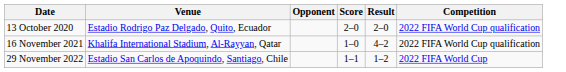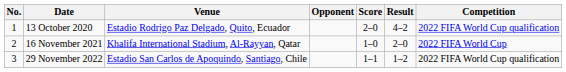+ column: (14, 12)
(381, 28) 2–0 -> (400, 28) 4–2
(381, 43) 4–2 -> (400, 43) 2–0
(470, 43) 2022 FIFA World Cup qualification -> (462, 43) 2022 FIFA World Cup
(443, 59) 2022 FIFA World Cup -> (489, 59) 2022 FIFA World Cup qualification
